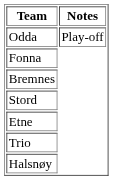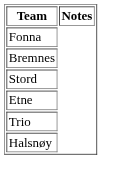- row: (23, 37)
